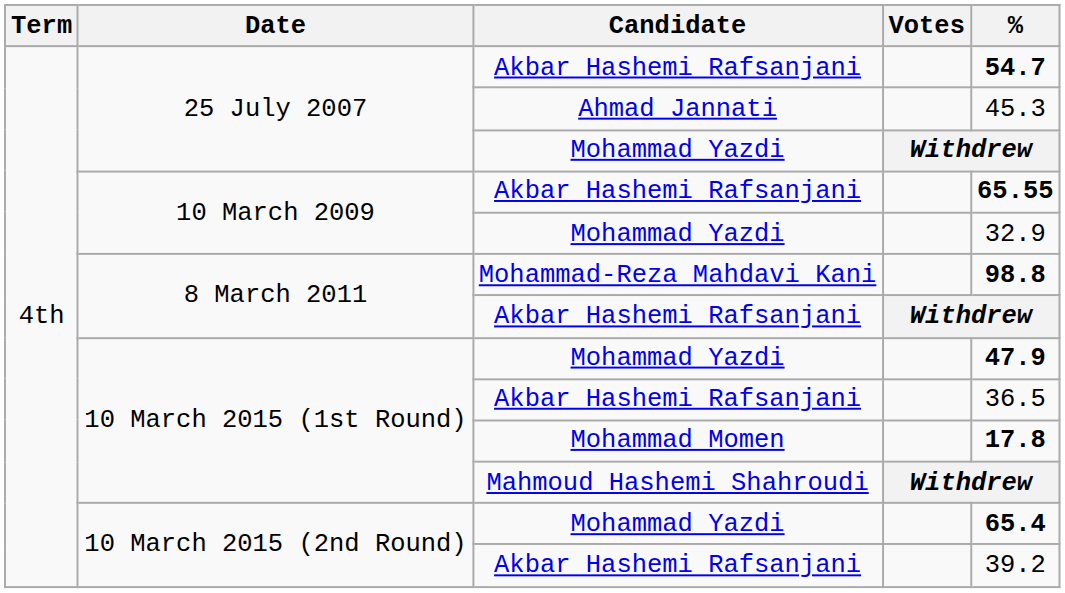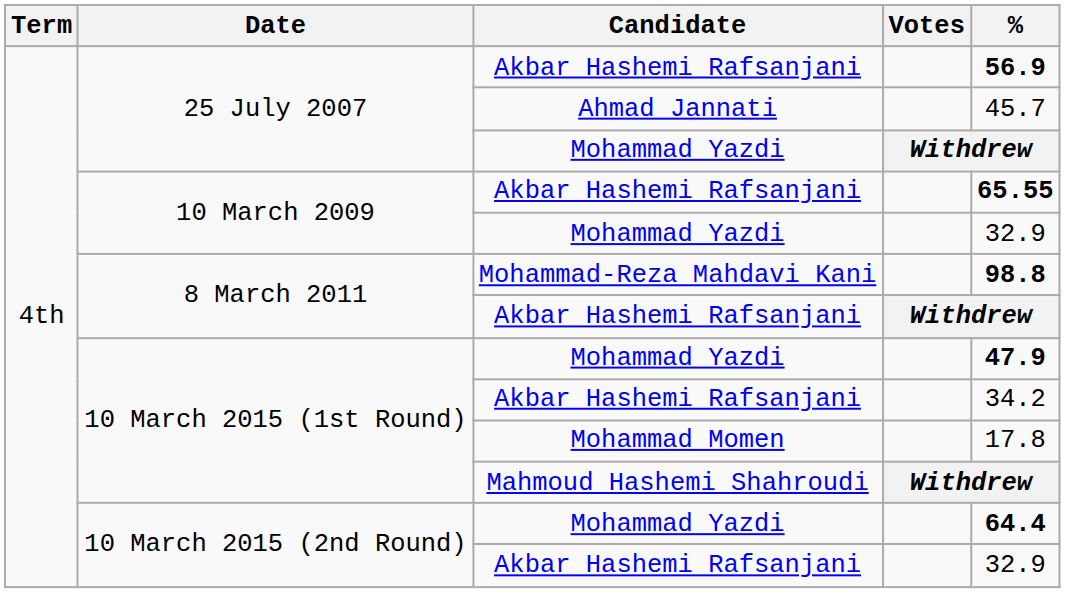(1015, 67) 54.7 -> (1015, 67) 56.9
(1015, 109) 45.3 -> (1015, 109) 45.7
(1015, 399) 36.5 -> (1015, 399) 34.2
(1015, 441) bold -> (1015, 441) normal
(1015, 524) 65.4 -> (1015, 524) 64.4
(1015, 566) 39.2 -> (1015, 566) 32.9
